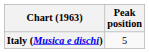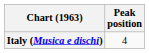(125, 40) 5 -> (125, 40) 4
